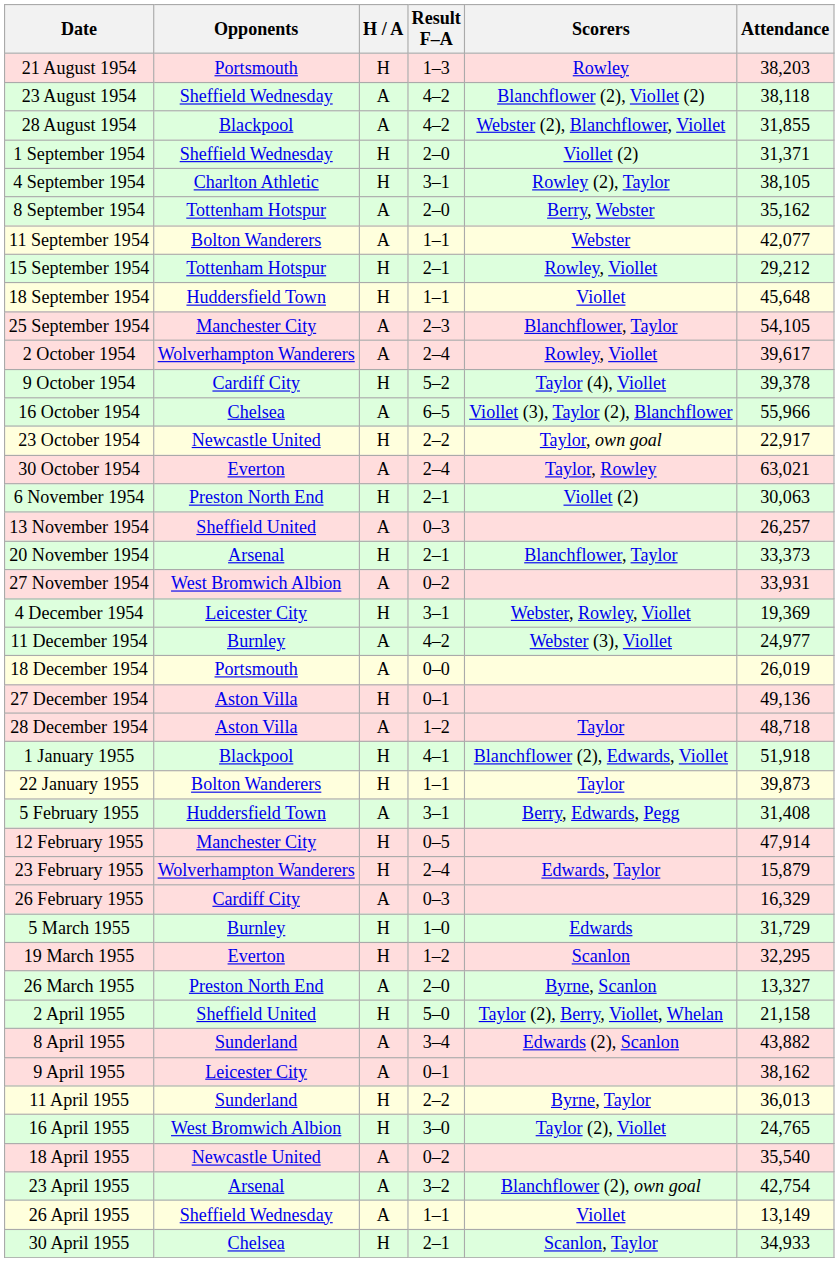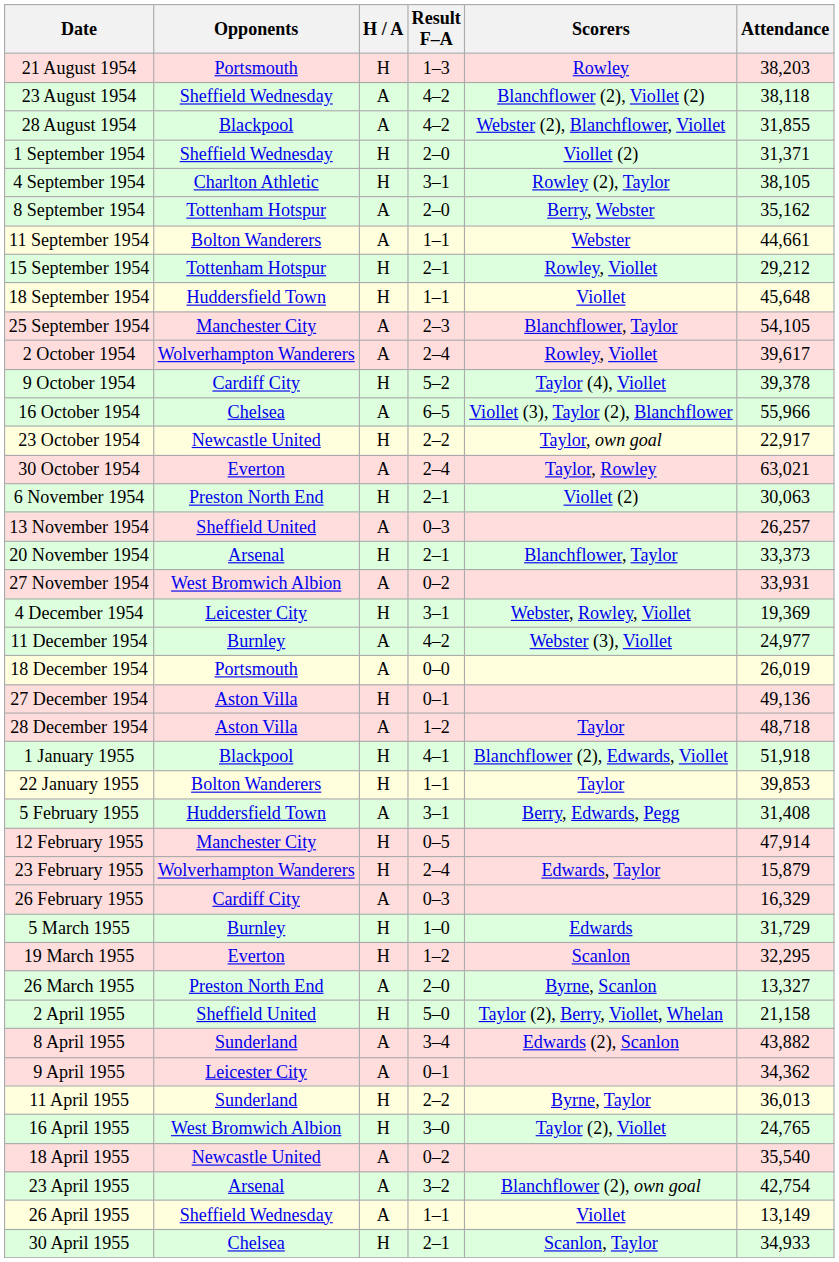(785, 239) 42,077 -> (785, 239) 44,661
(785, 784) 39,873 -> (785, 784) 39,853
(785, 1071) 38,162 -> (785, 1071) 34,362
